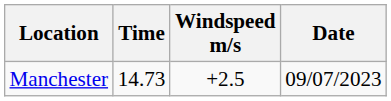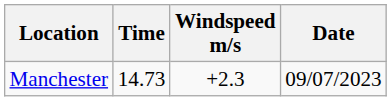(225, 78) +2.5 -> (225, 78) +2.3
